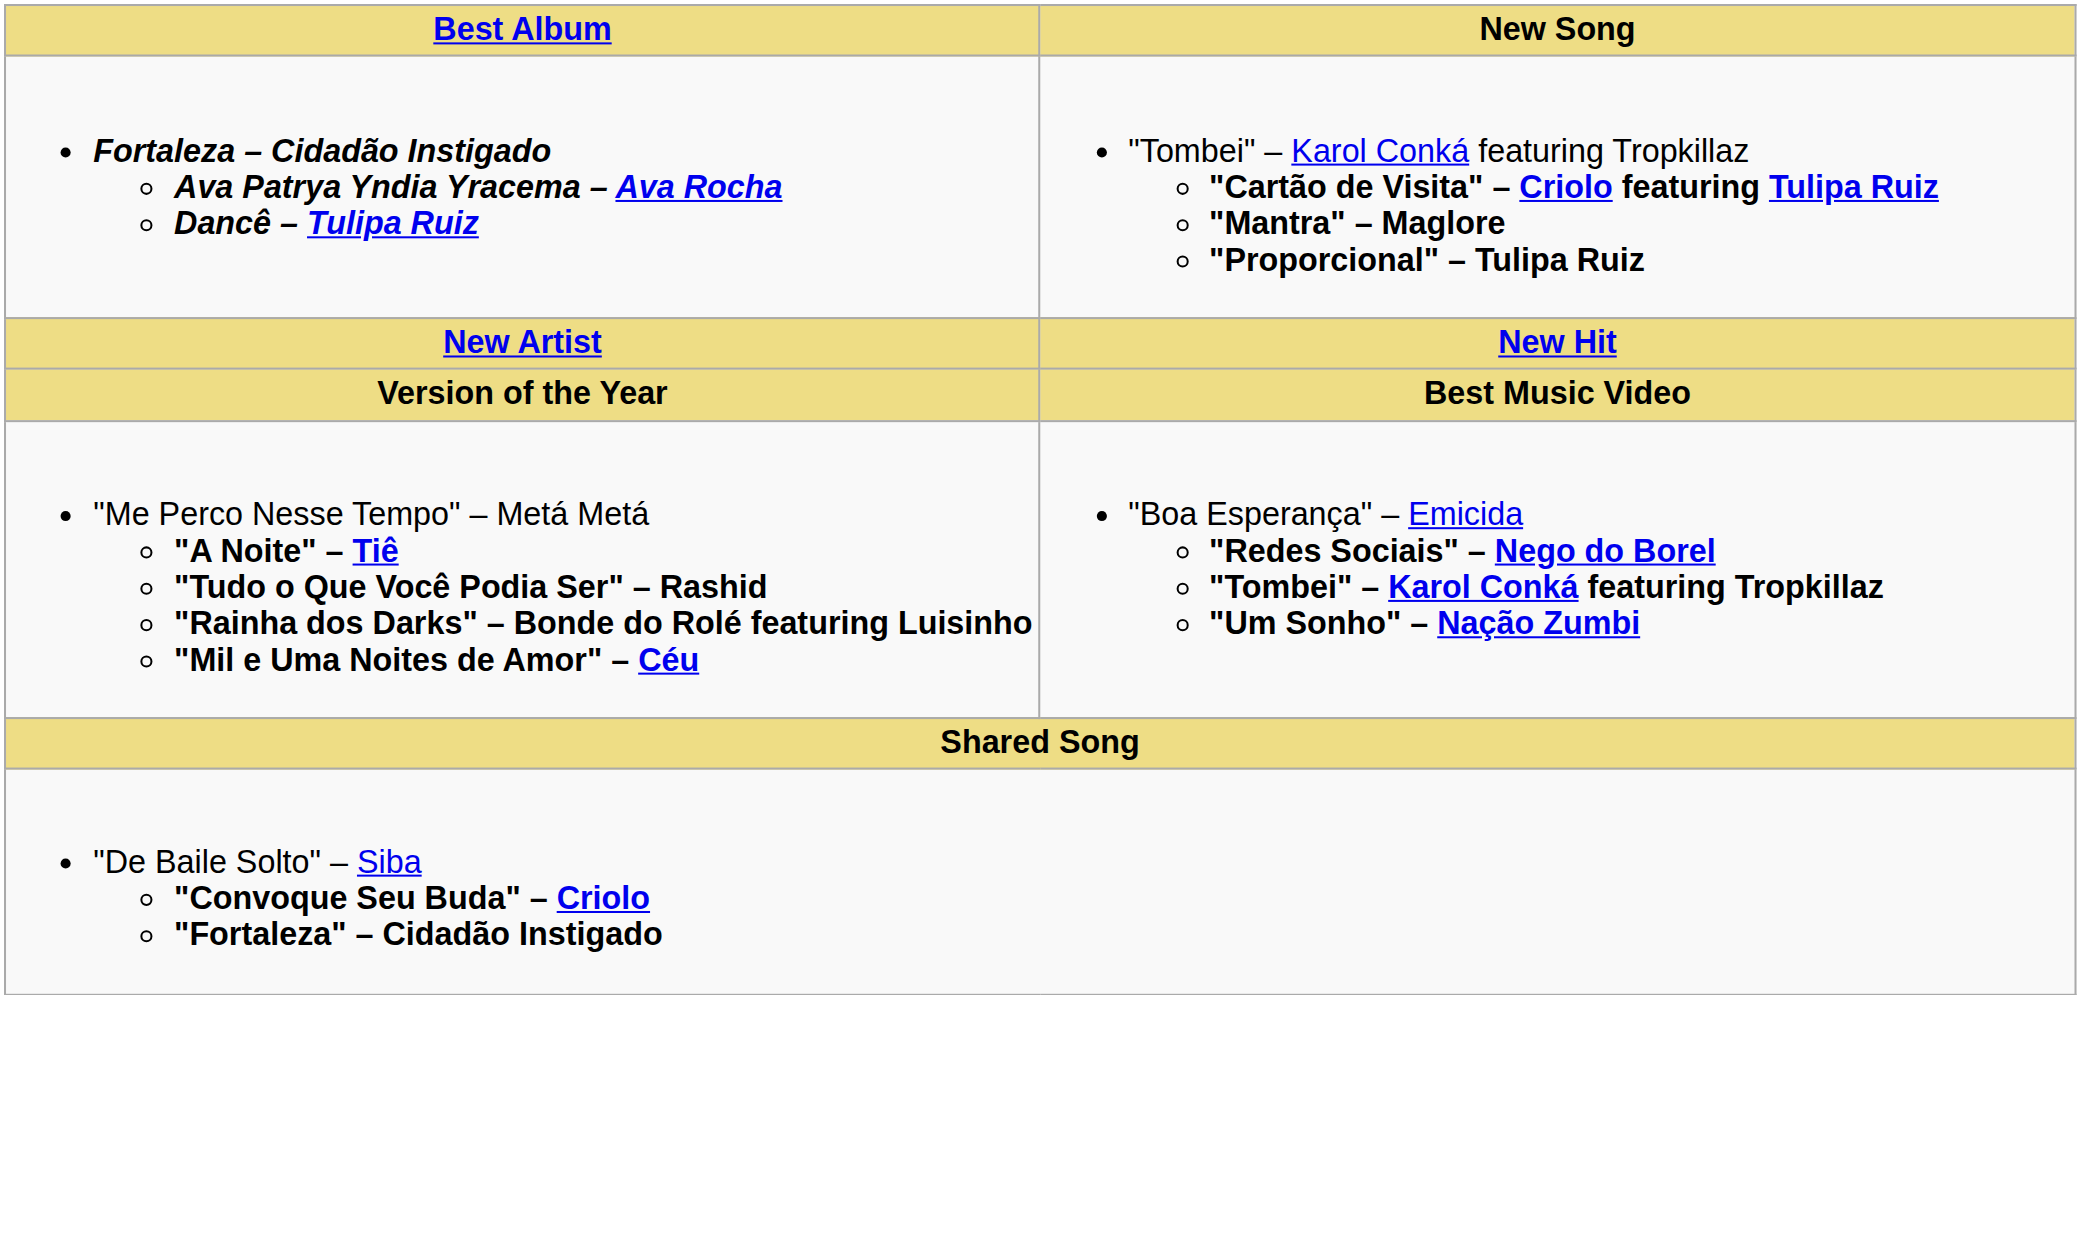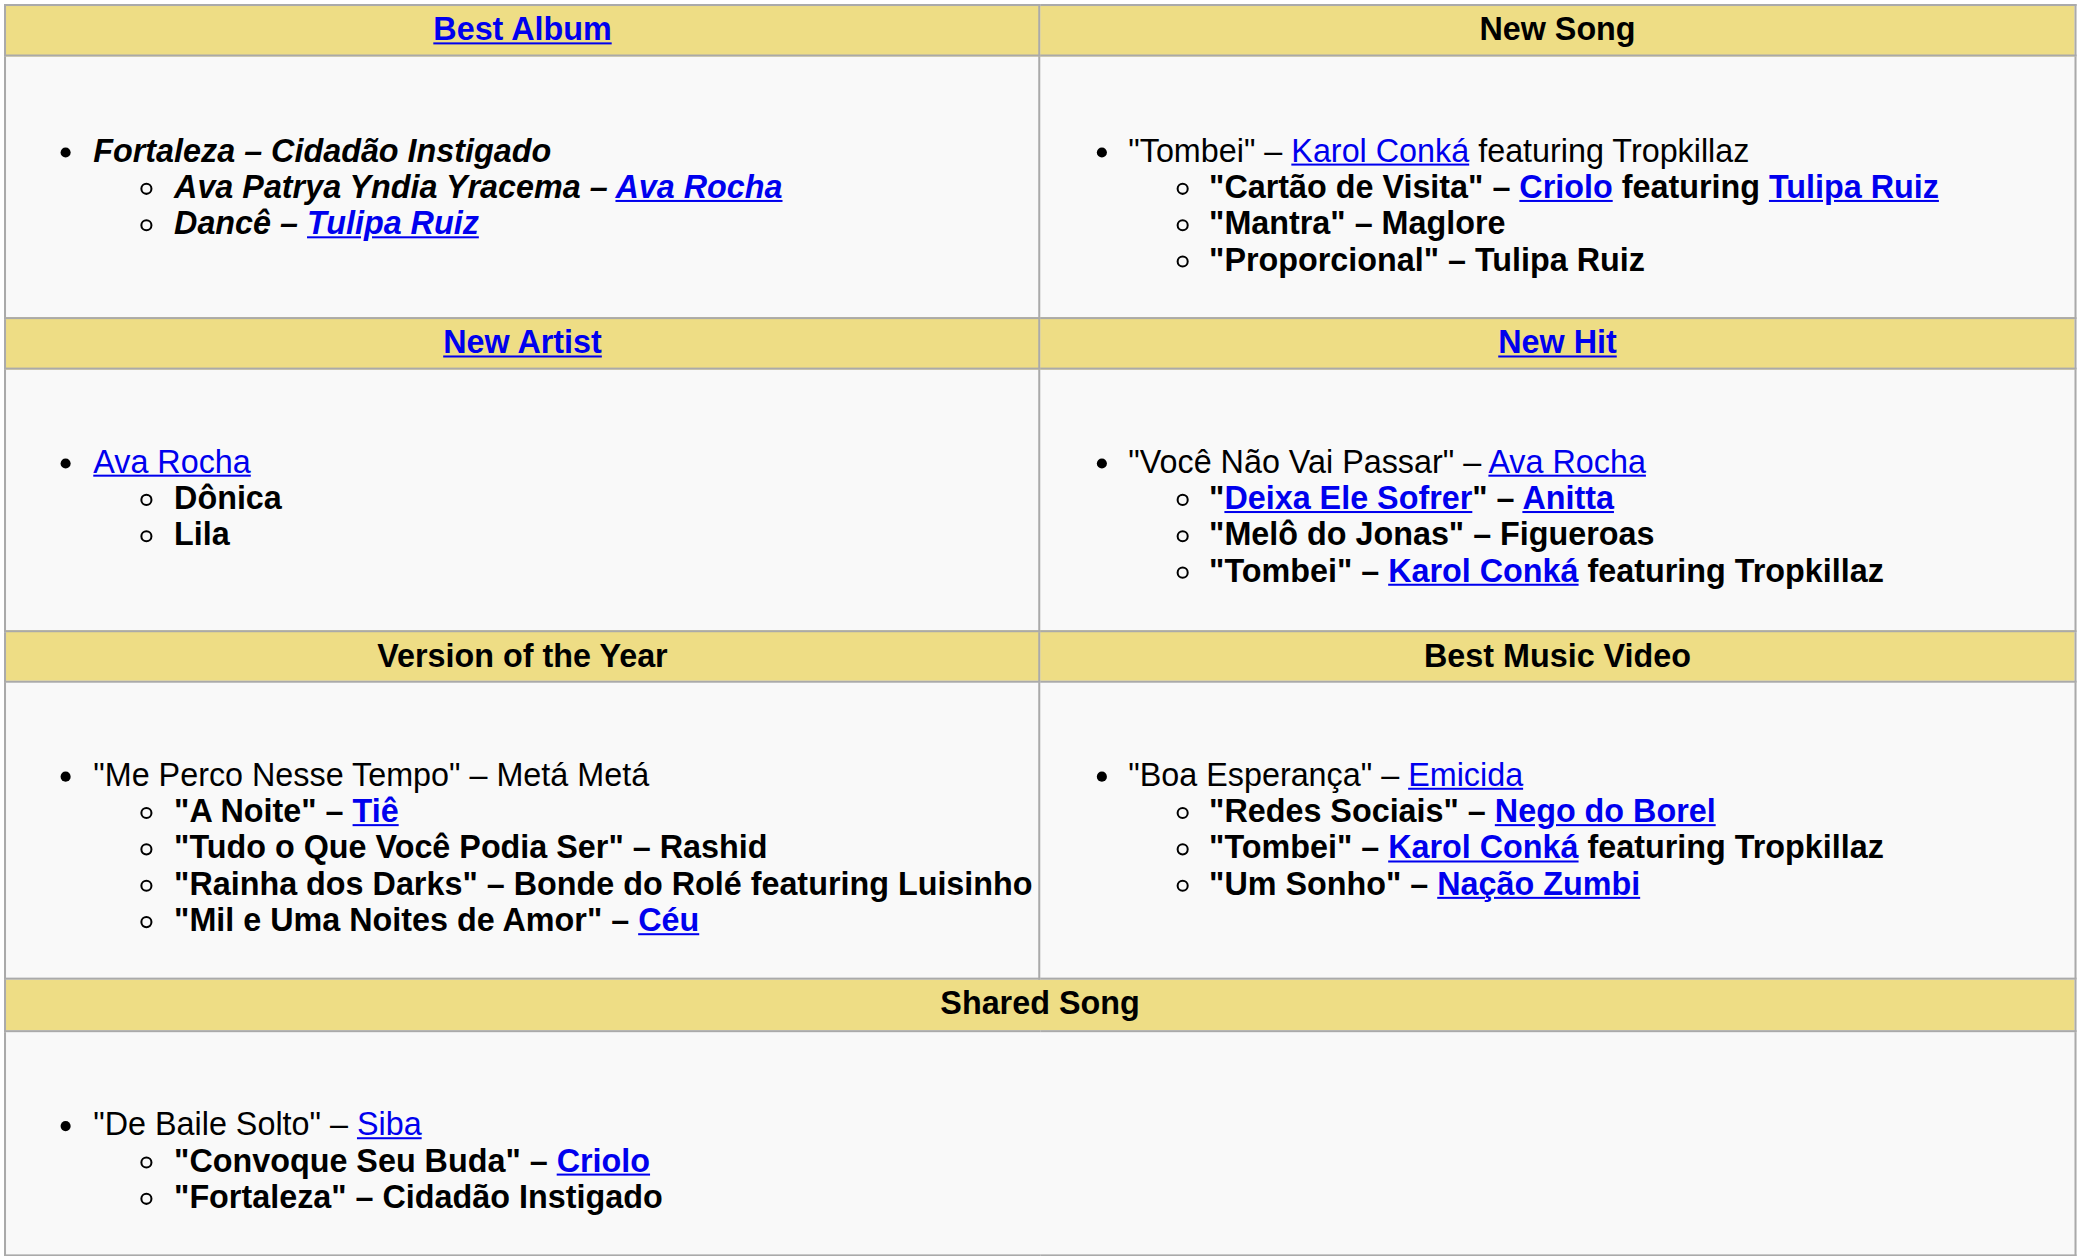+ row: (523, 500)
